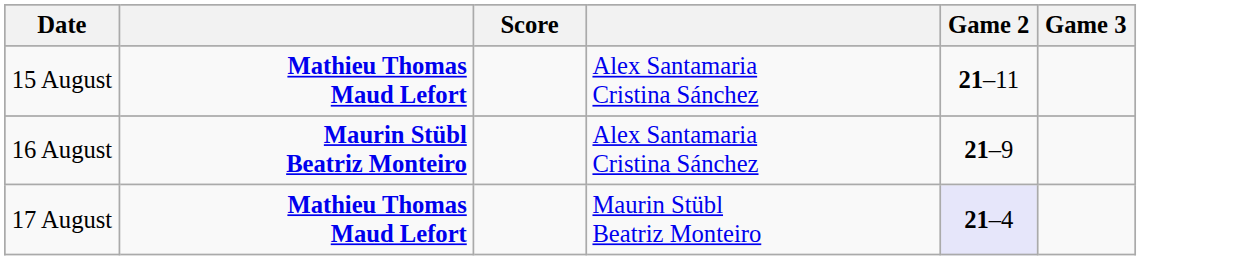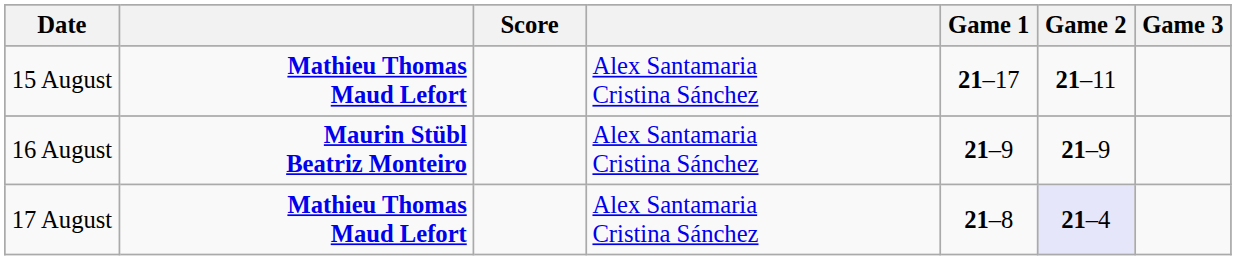+ column: (989, 25)
(677, 219) Maurin Stübl Beatriz Monteiro -> (675, 219) Alex Santamaria Cristina Sánchez
